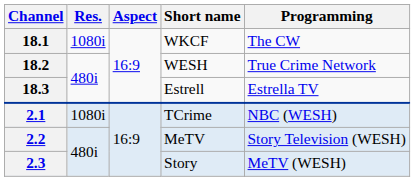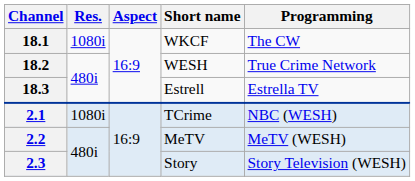(327, 139) Story Television (WESH) -> (297, 139) MeTV (WESH)
(297, 163) MeTV (WESH) -> (327, 163) Story Television (WESH)
